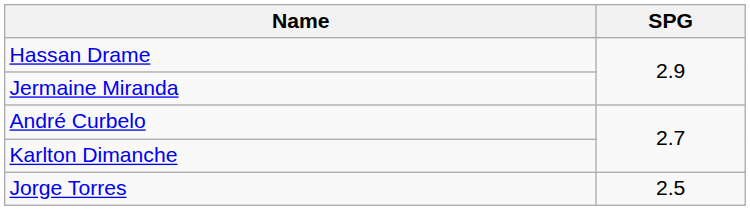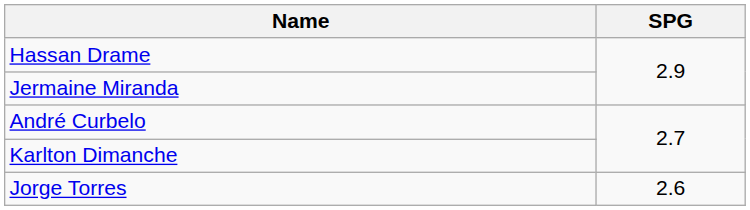(671, 188) 2.5 -> (671, 188) 2.6
